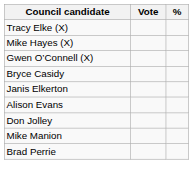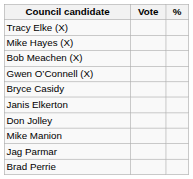+ row: (45, 58)
- row: (35, 105)
+ row: (32, 151)
